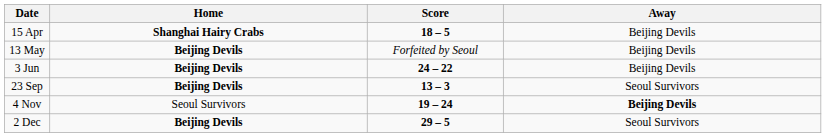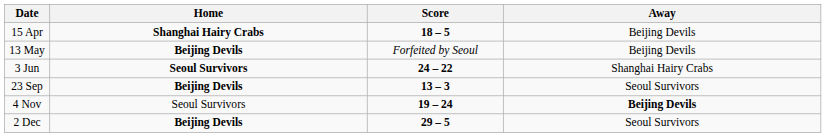(208, 68) Beijing Devils -> (208, 68) Seoul Survivors
(662, 68) Beijing Devils -> (662, 68) Shanghai Hairy Crabs
